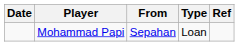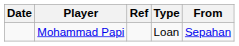columns swapped: (153, 13) <-> (222, 13)
